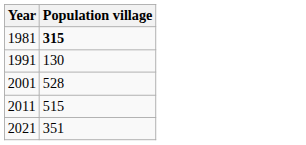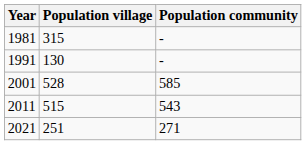+ column: (228, 15)
(53, 38) bold -> (53, 38) normal
(53, 128) 351 -> (53, 128) 251
